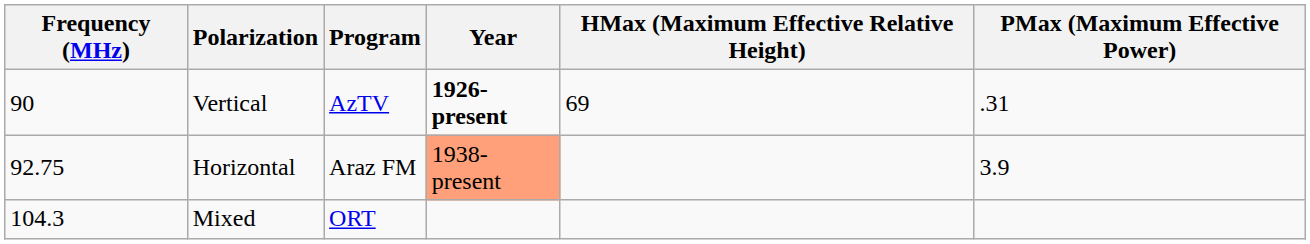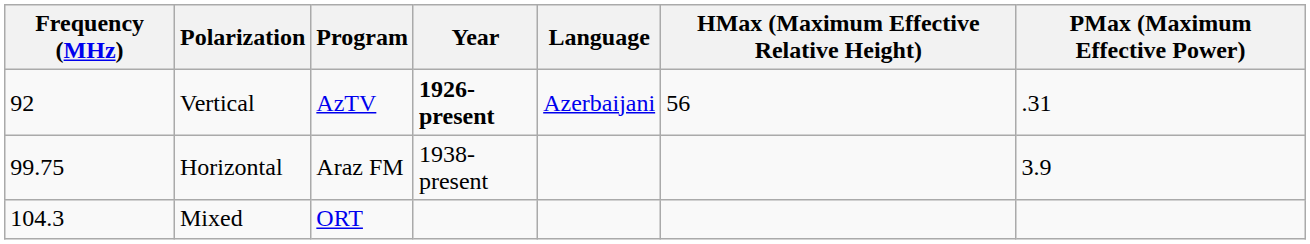+ column: (599, 37)
(22, 102) 90 -> (22, 102) 92
(578, 102) 69 -> (678, 102) 56
(37, 167) 92.75 -> (37, 167) 99.75
(466, 167) lightsalmon background -> (454, 167) no background
